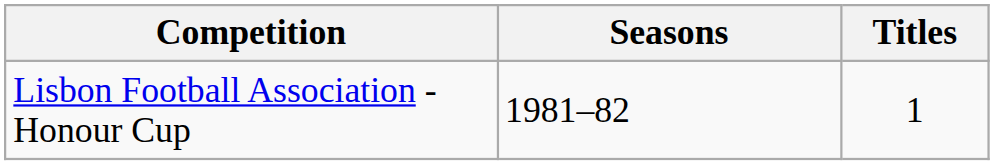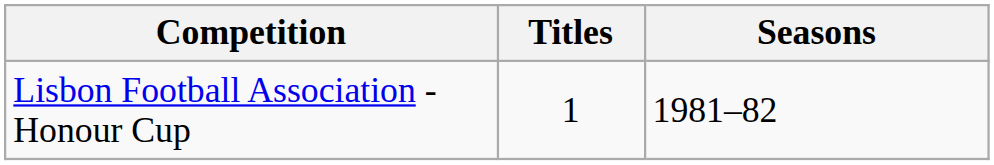columns swapped: (915, 32) <-> (669, 32)
